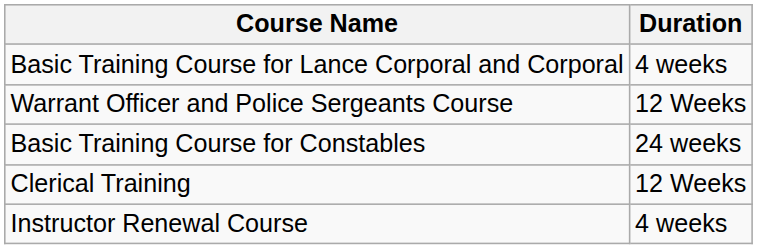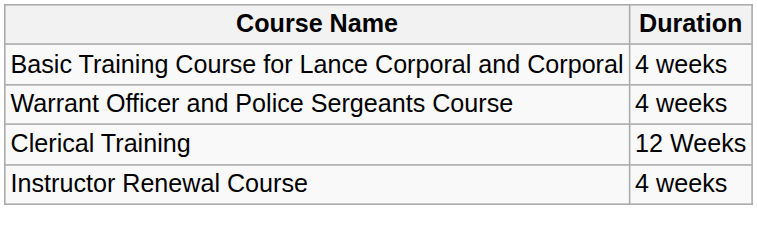(691, 104) 12 Weeks -> (681, 104) 4 weeks
- row: (218, 143)
